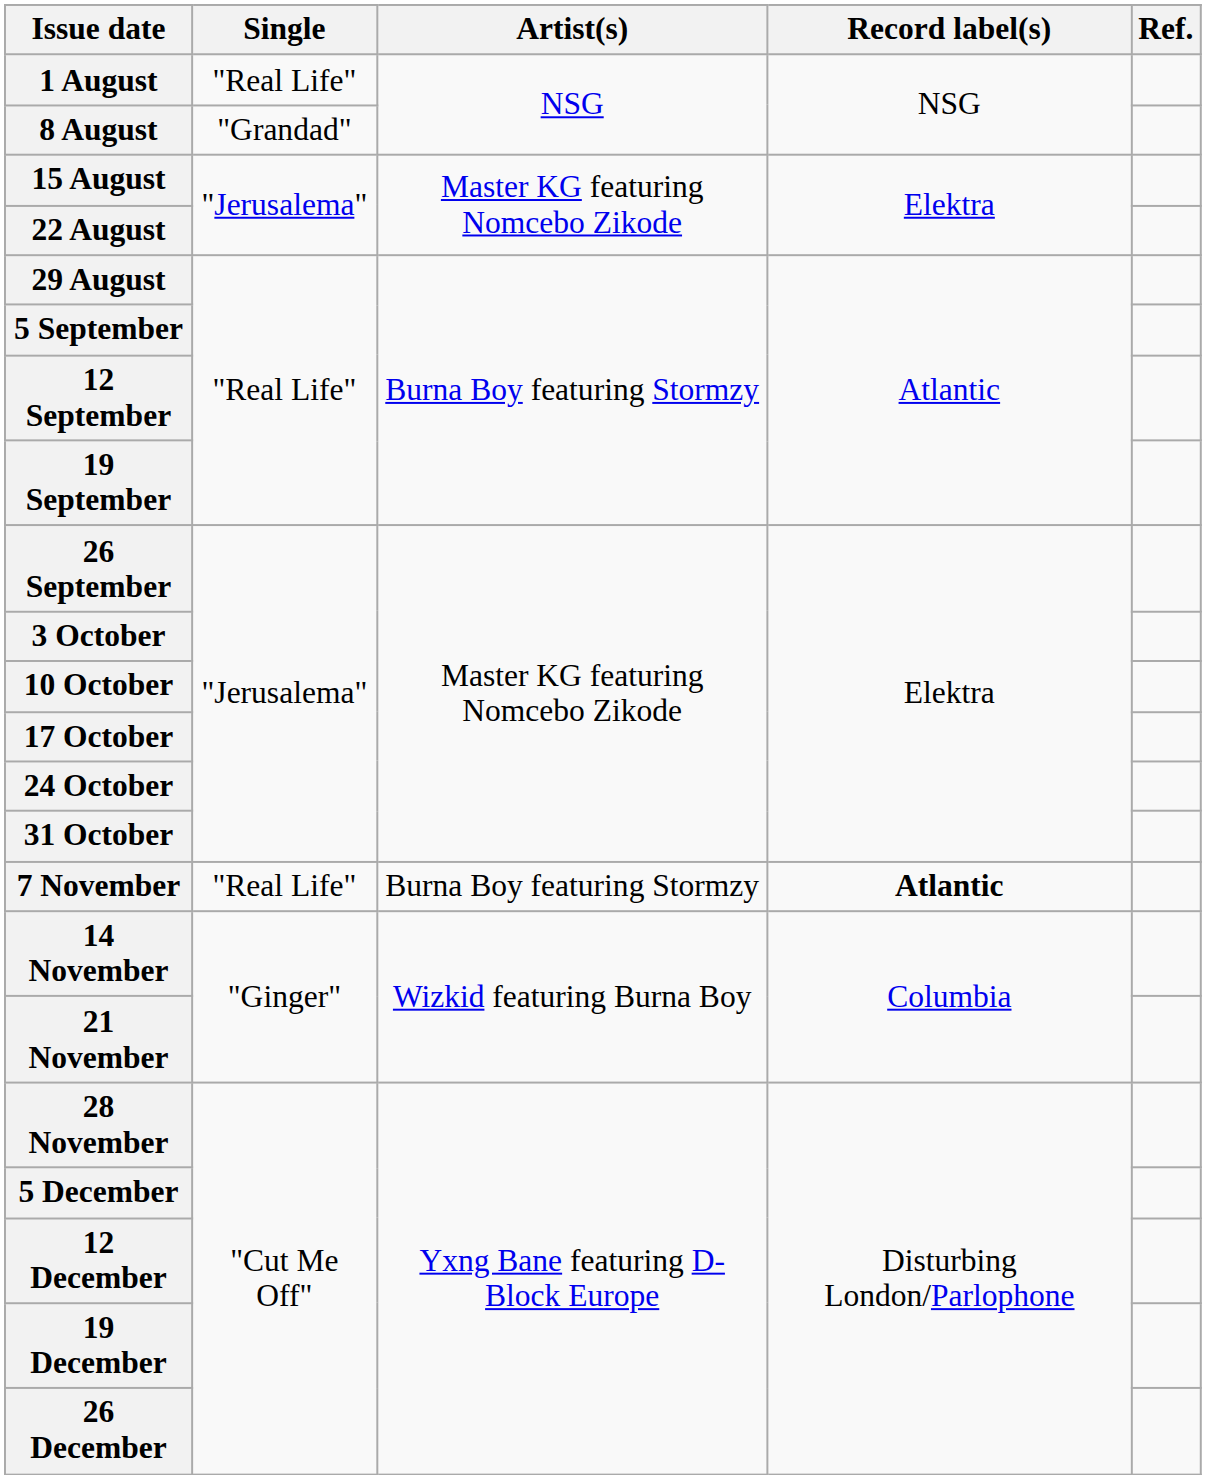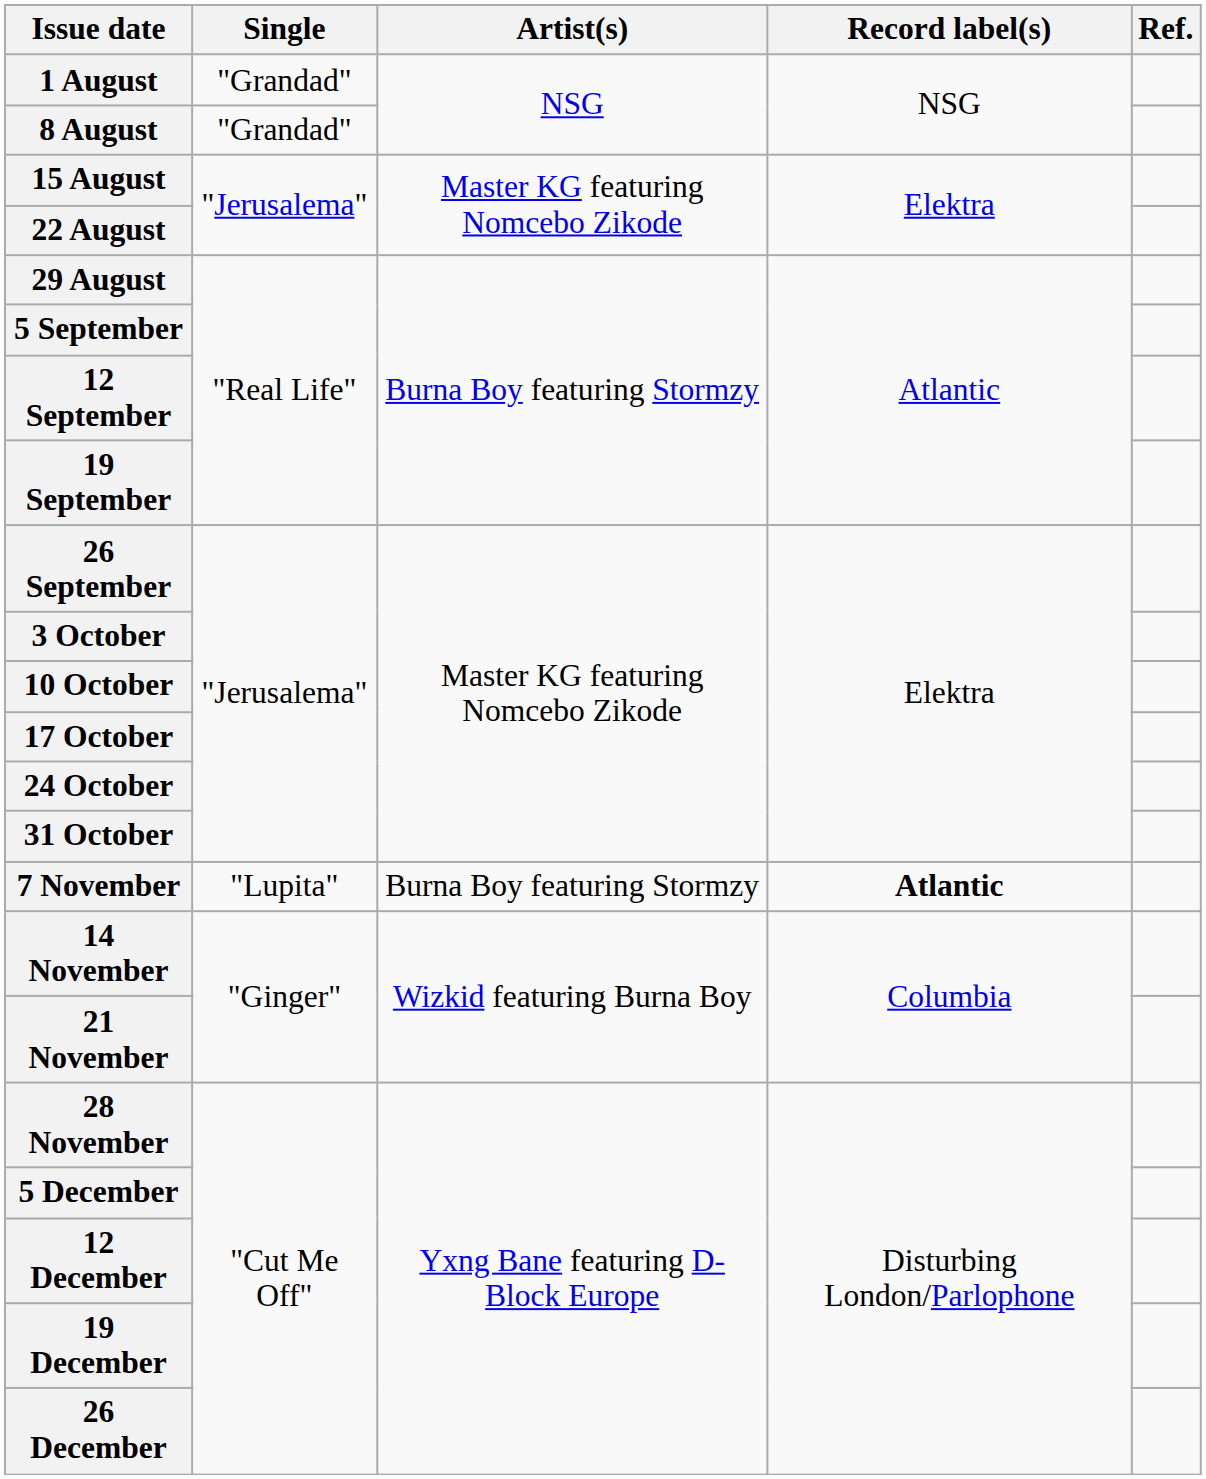(284, 79) "Real Life" -> (284, 79) "Grandad"
(284, 885) "Real Life" -> (284, 885) "Lupita"
